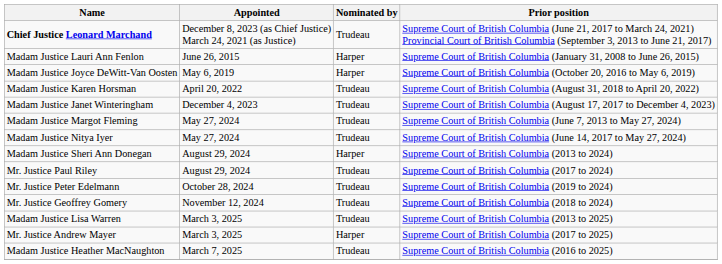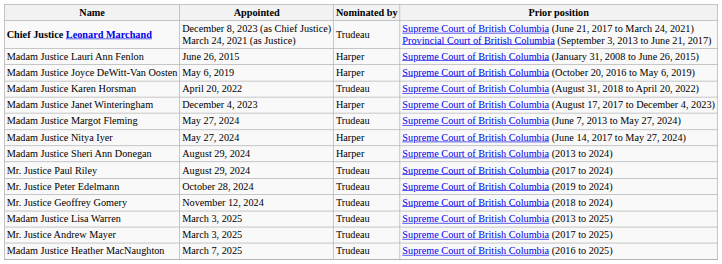(353, 105) Trudeau -> (350, 105) Harper
(353, 137) Trudeau -> (350, 137) Harper
(350, 235) Harper -> (353, 235) Trudeau
